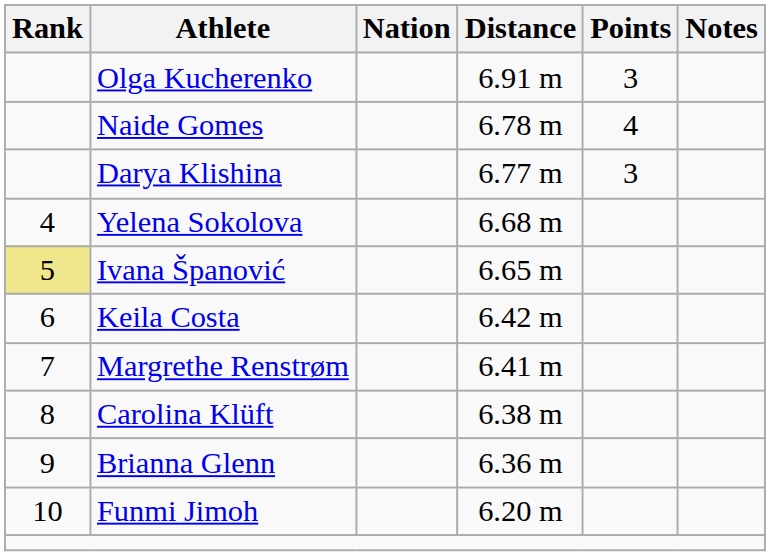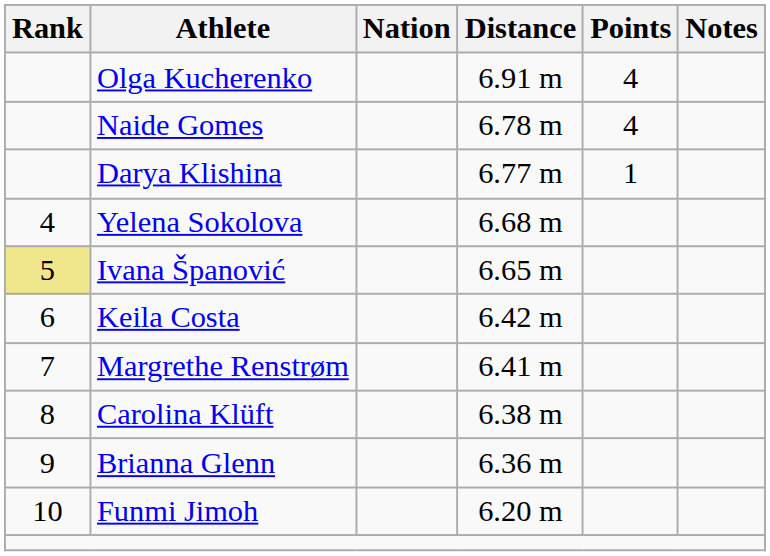(631, 76) 3 -> (631, 76) 4
(631, 173) 3 -> (631, 173) 1
